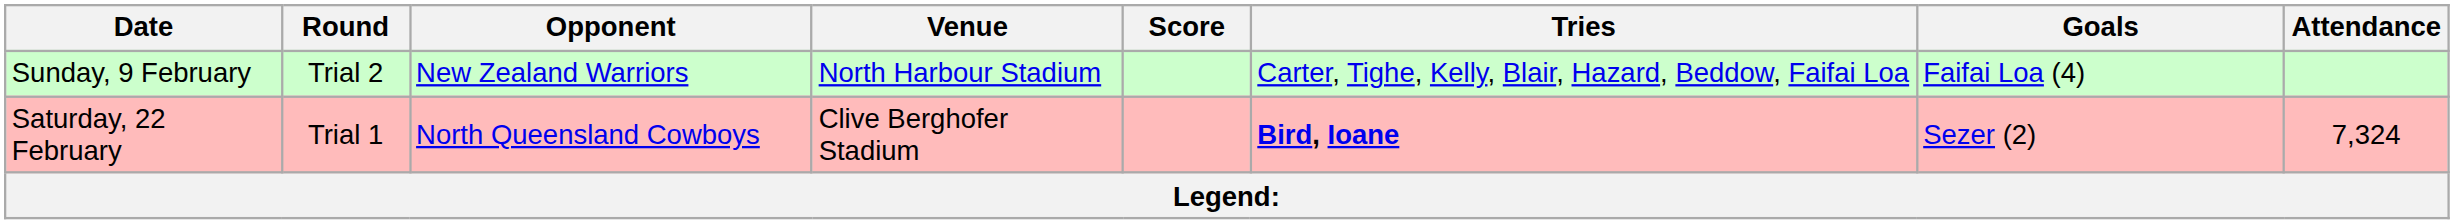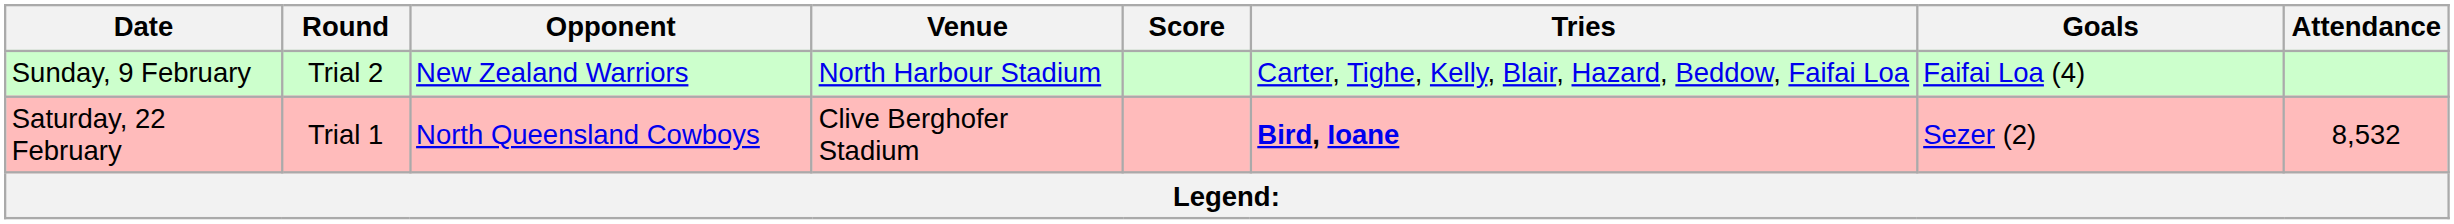(2366, 134) 7,324 -> (2366, 134) 8,532
